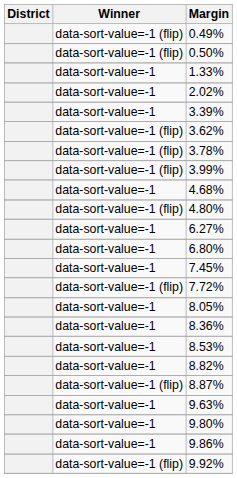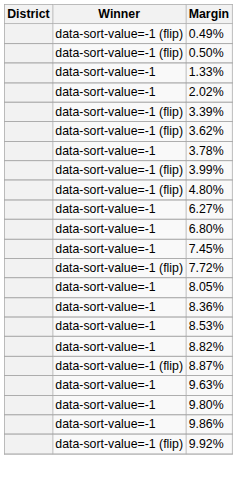(106, 111) data-sort-value=-1 -> (119, 111) data-sort-value=-1 (flip)
(119, 151) data-sort-value=-1 (flip) -> (106, 151) data-sort-value=-1
- row: (206, 190)
